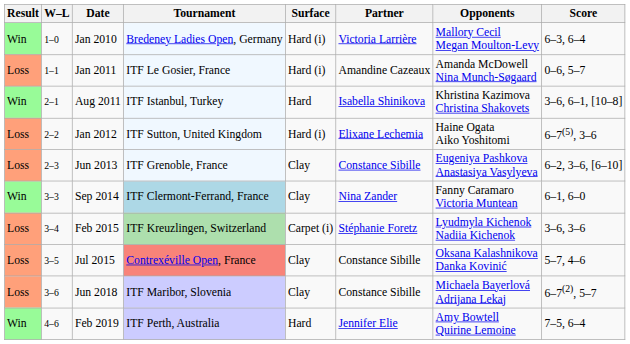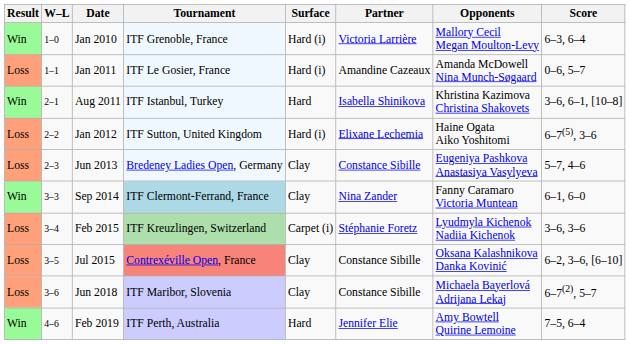(204, 38) Bredeney Ladies Open, Germany -> (177, 38) ITF Grenoble, France
(177, 165) ITF Grenoble, France -> (204, 165) Bredeney Ladies Open, Germany
(583, 165) 6–2, 3–6, [6–10] -> (565, 165) 5–7, 4–6
(565, 260) 5–7, 4–6 -> (583, 260) 6–2, 3–6, [6–10]
